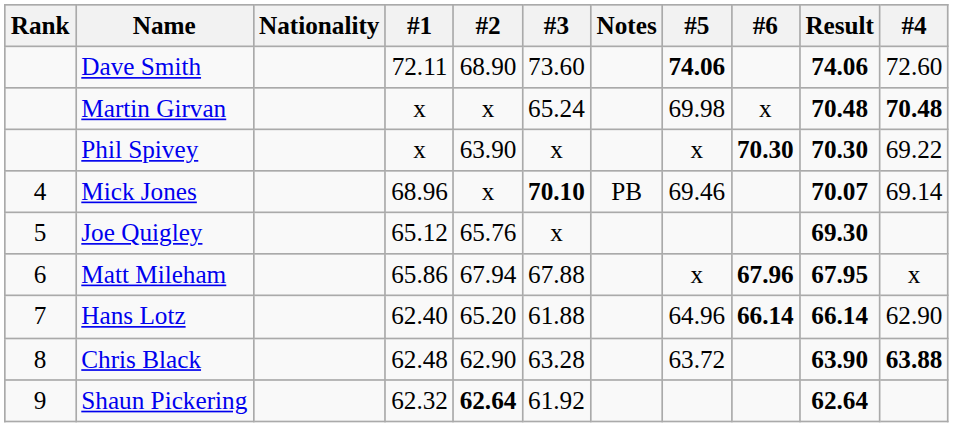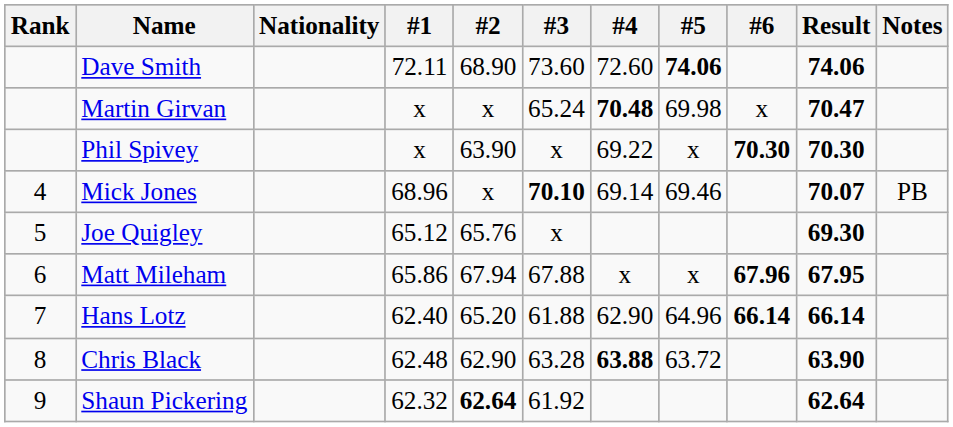columns swapped: (914, 25) <-> (627, 25)
(840, 108) 70.48 -> (836, 108) 70.47
